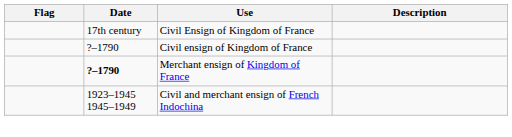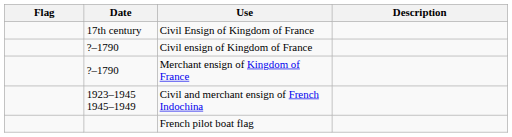(103, 71) bold -> (103, 71) normal
+ row: (207, 123)
